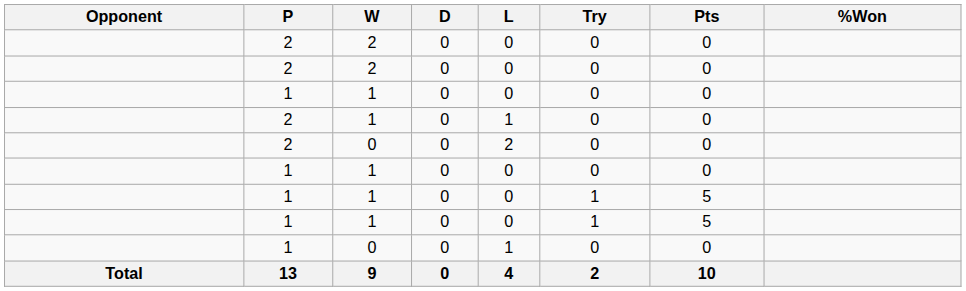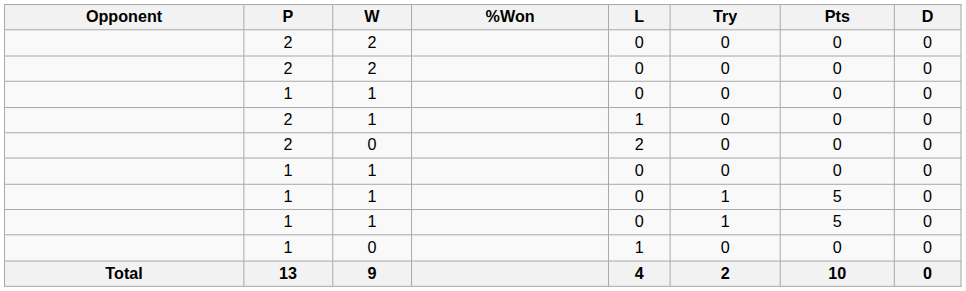columns swapped: (445, 17) <-> (862, 17)
